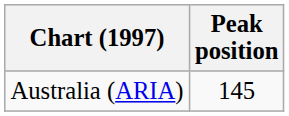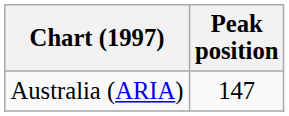(237, 90) 145 -> (237, 90) 147
